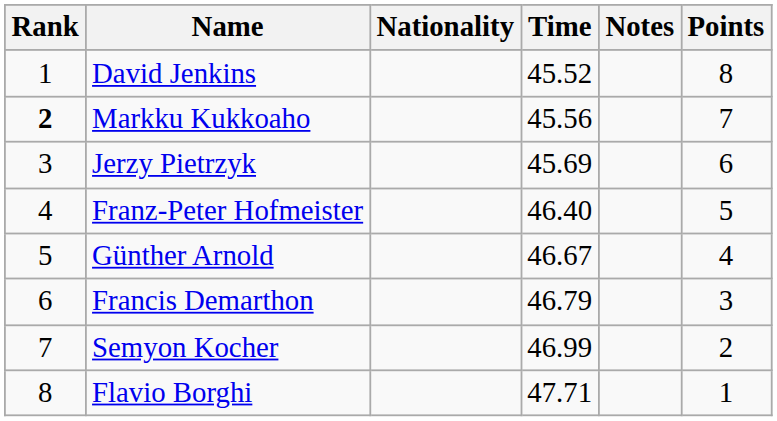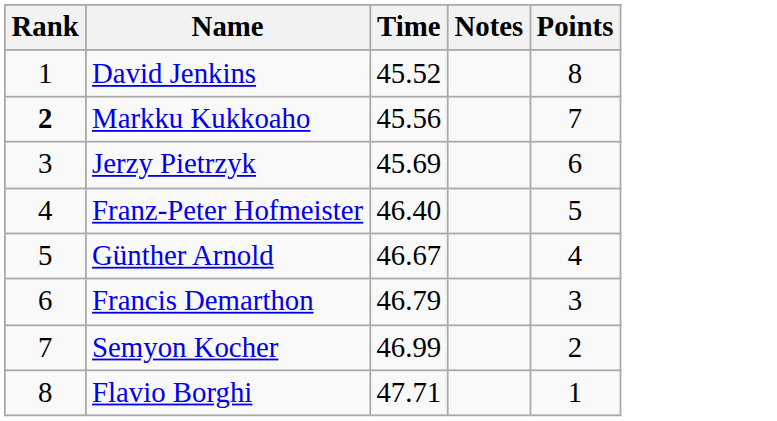- column: (445, 27)
